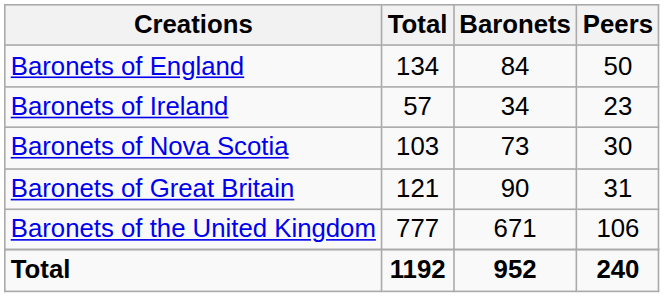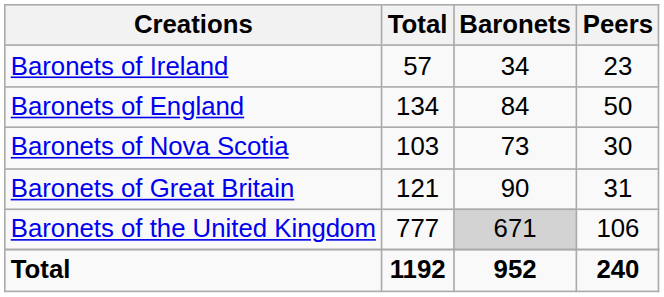rows swapped: (127, 65) <-> (120, 106)
(515, 229) no background -> (515, 229) lightgrey background
